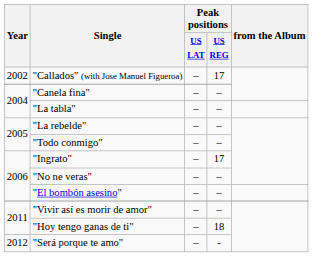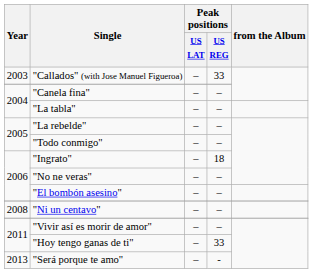(17, 75) 2002 -> (17, 75) 2003
(219, 75) 17 -> (219, 75) 33
(219, 159) 17 -> (219, 159) 18
+ row: (67, 209)
(219, 226) 18 -> (219, 243) 33
(17, 243) 2012 -> (17, 260) 2013
